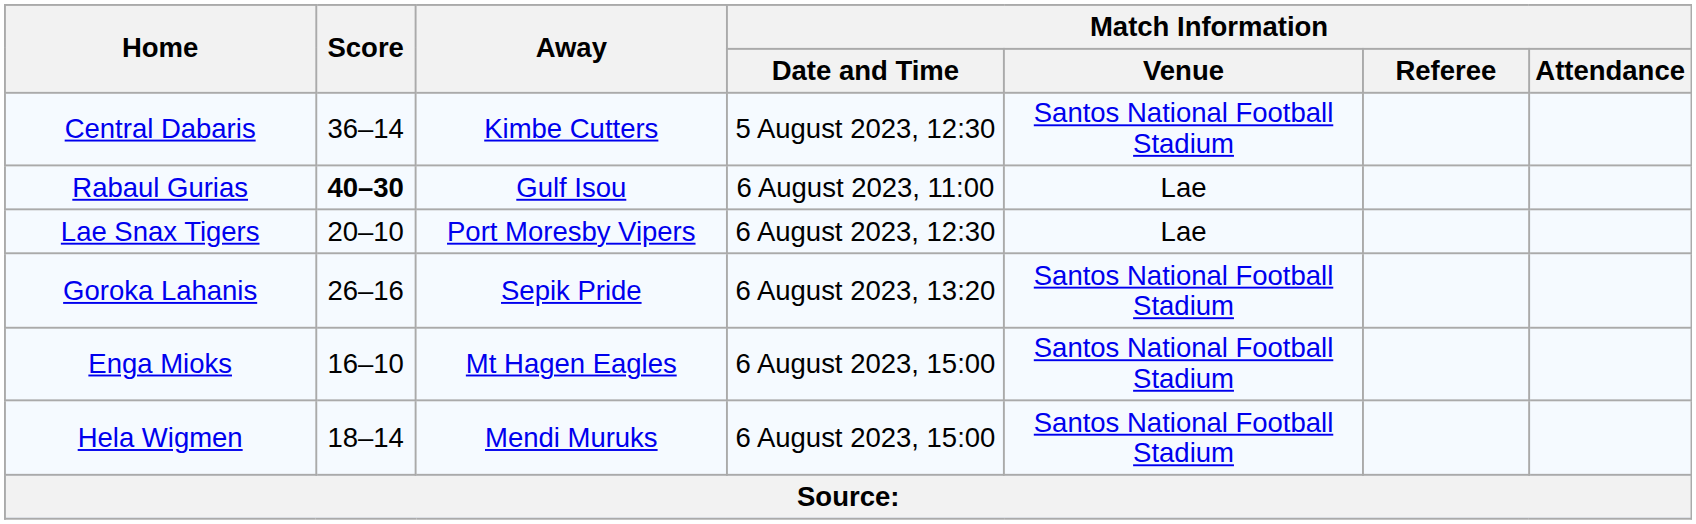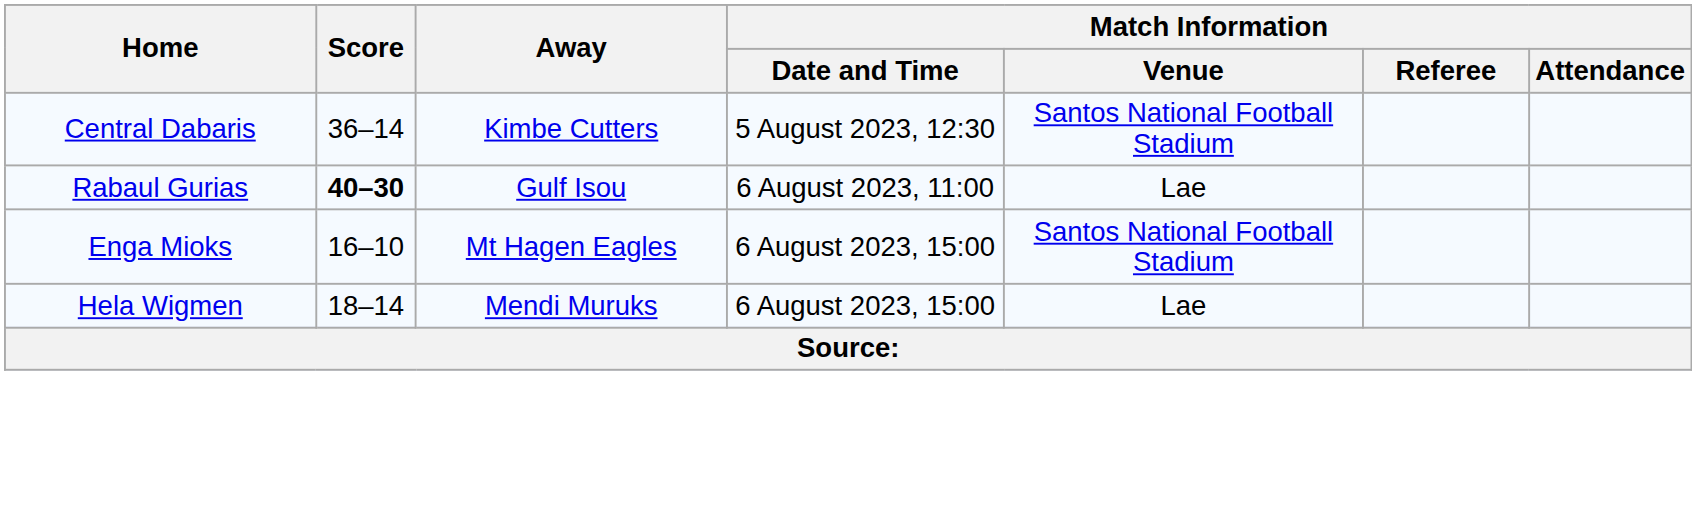- row: (160, 231)
- row: (160, 290)
(1184, 438) Santos National Football Stadium -> (1183, 305) Lae
